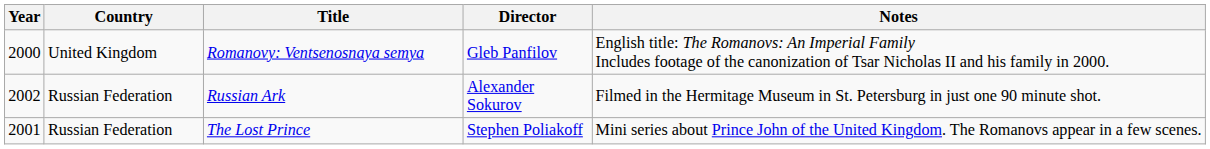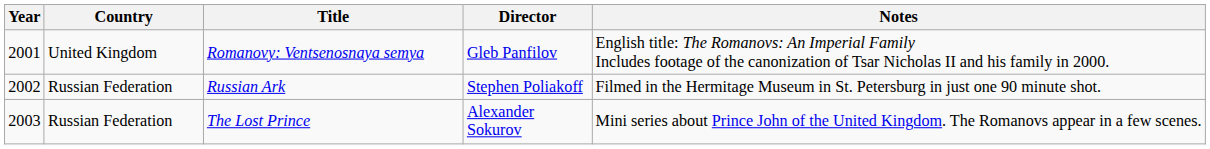(24, 52) 2000 -> (24, 52) 2001
(501, 95) Alexander Sokurov -> (525, 86) Stephen Poliakoff
(24, 130) 2001 -> (24, 121) 2003
(525, 130) Stephen Poliakoff -> (501, 121) Alexander Sokurov
